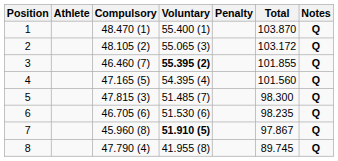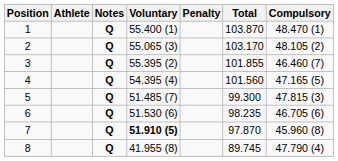columns swapped: (126, 13) <-> (316, 13)
(277, 47) 103.172 -> (245, 47) 103.170
(186, 63) bold -> (153, 63) normal
(277, 97) 98.300 -> (245, 97) 99.300
(277, 131) 97.867 -> (245, 131) 97.870
